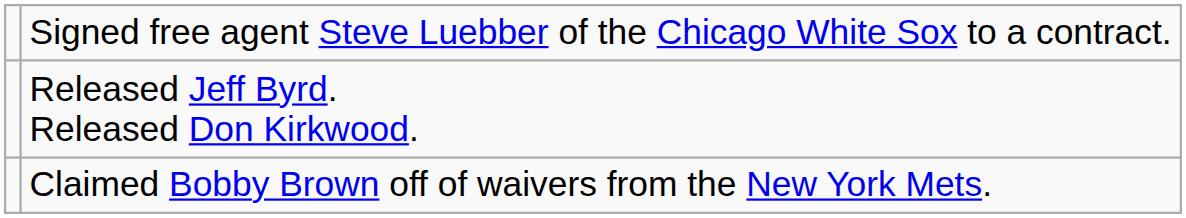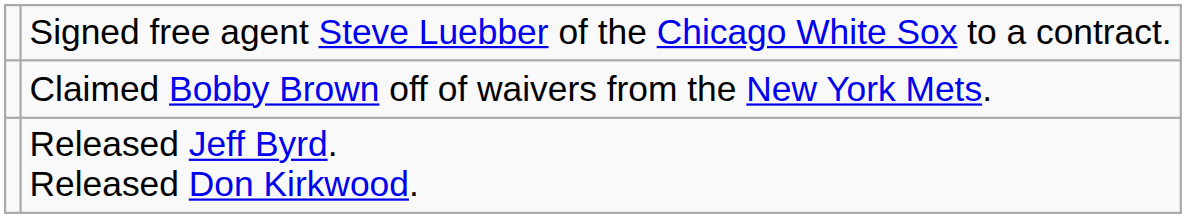rows swapped: (511, 184) <-> (224, 108)
